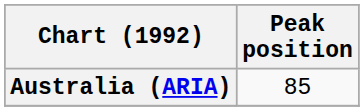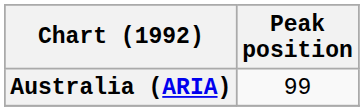(298, 88) 85 -> (298, 88) 99
